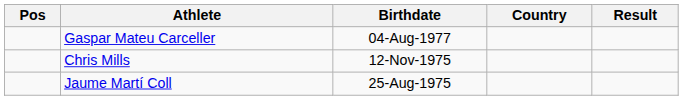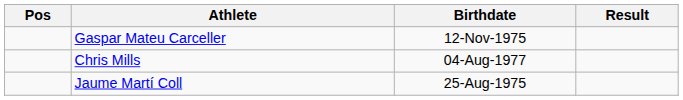- column: (539, 15)
(410, 38) 04-Aug-1977 -> (485, 38) 12-Nov-1975
(410, 60) 12-Nov-1975 -> (485, 60) 04-Aug-1977
